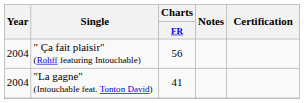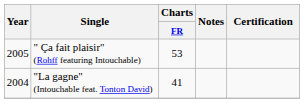(18, 53) 2004 -> (18, 53) 2005
(177, 53) 56 -> (177, 53) 53
